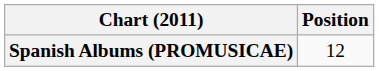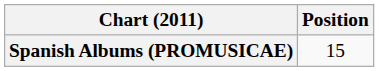(335, 50) 12 -> (335, 50) 15
